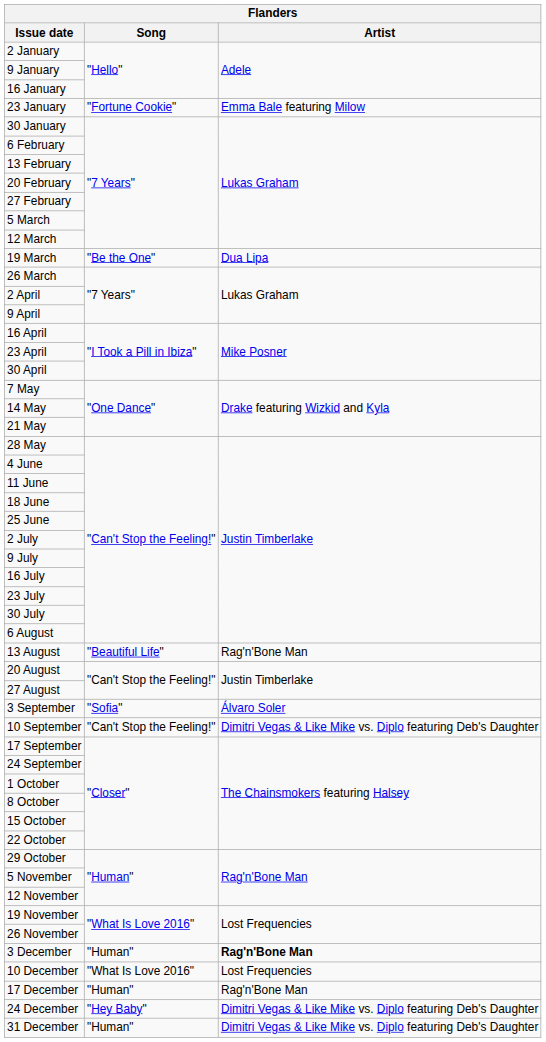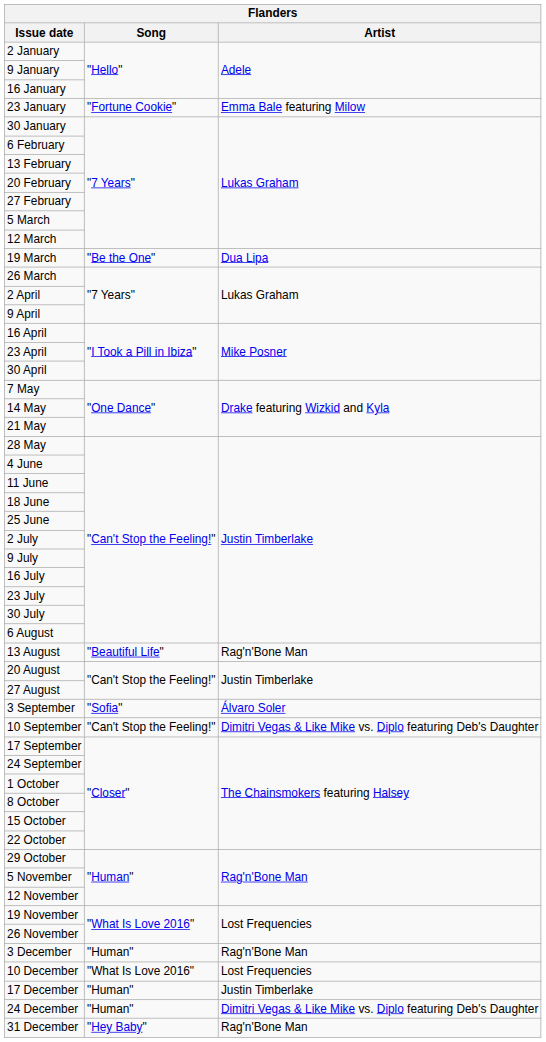(267, 952) bold -> (264, 952) normal
(264, 990) Rag'n'Bone Man -> (267, 990) Justin Timberlake
(117, 1009) "Hey Baby" -> (110, 1009) "Human"
(110, 1027) "Human" -> (117, 1027) "Hey Baby"
(380, 1027) Dimitri Vegas & Like Mike vs. Diplo featuring Deb's Daughter -> (264, 1027) Rag'n'Bone Man
